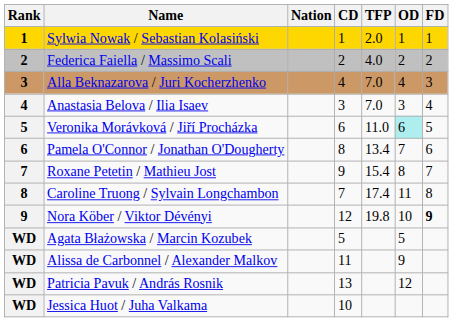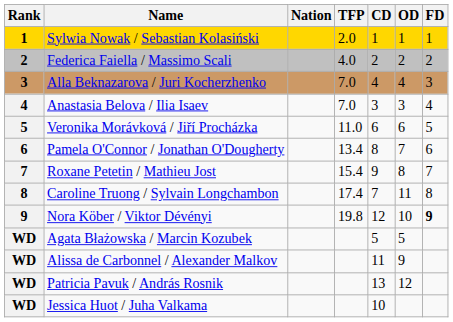columns swapped: (378, 15) <-> (348, 15)
(402, 127) paleturquoise background -> (402, 127) no background
